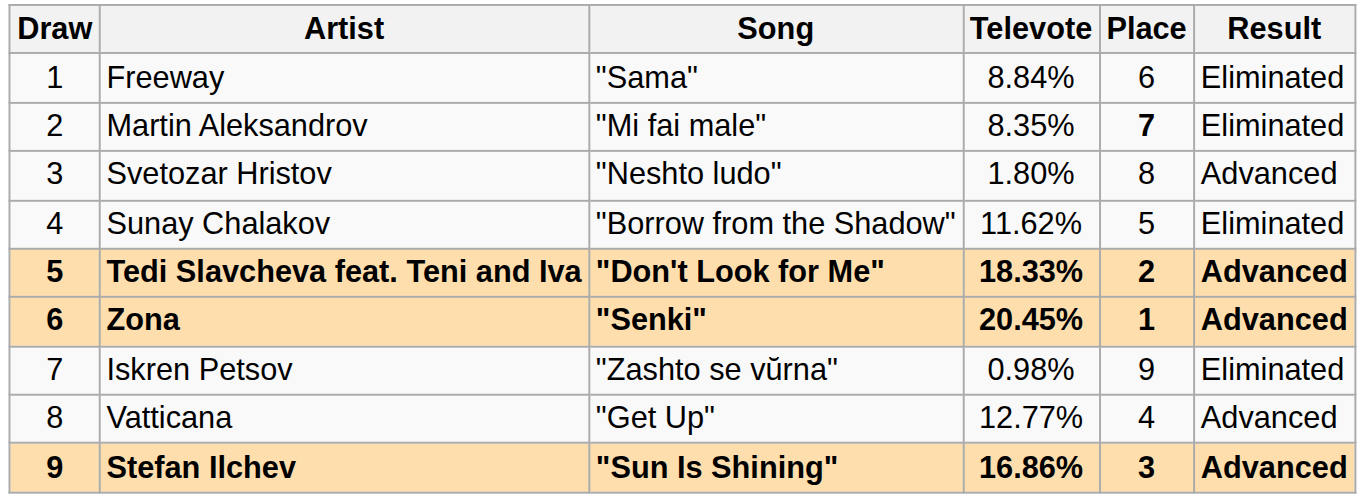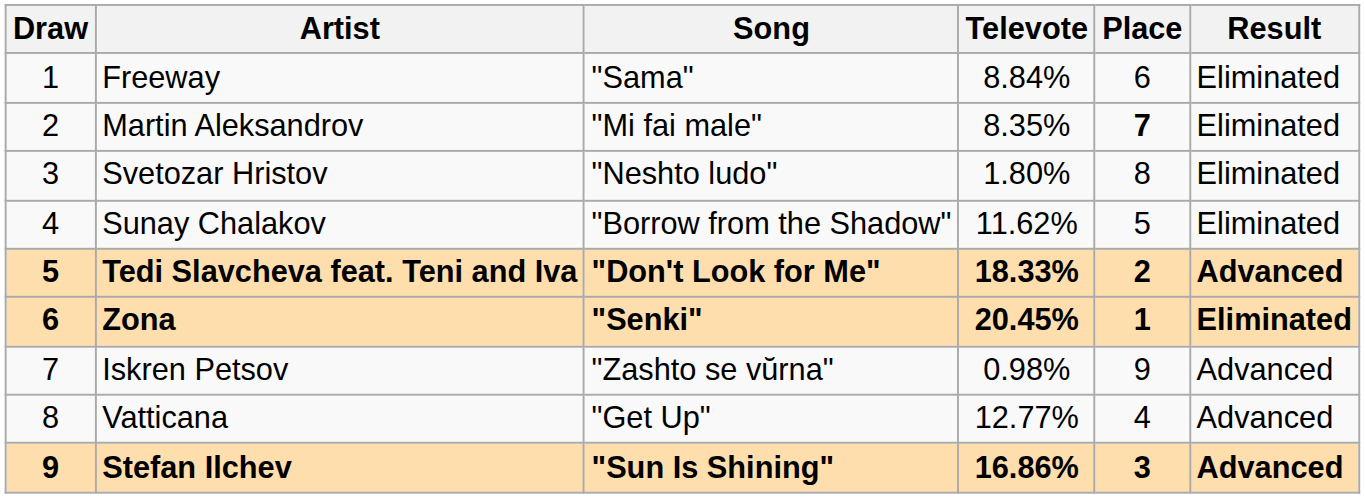(1269, 175) Advanced -> (1268, 175) Eliminated
(1274, 321) Advanced -> (1274, 321) Eliminated
(1273, 369) Eliminated -> (1265, 369) Advanced
